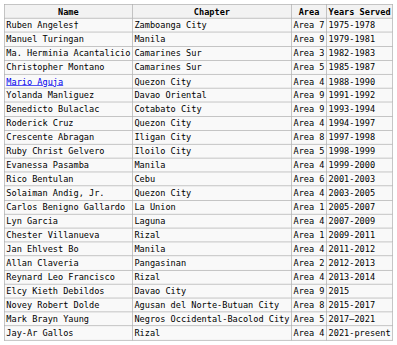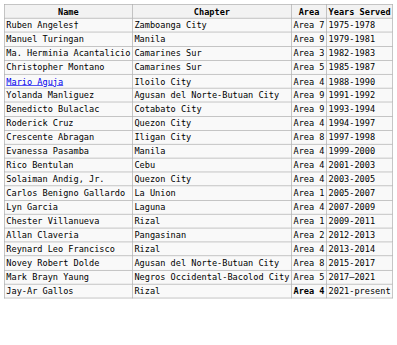(163, 81) Quezon City -> (163, 81) Iloilo City
(171, 95) Davao Oriental -> (207, 95) Agusan del Norte-Butuan City
- row: (55, 151)
(309, 179) Area 6 -> (309, 165) Area 4
- row: (43, 249)
- row: (55, 291)
(309, 333) normal -> (309, 291) bold
